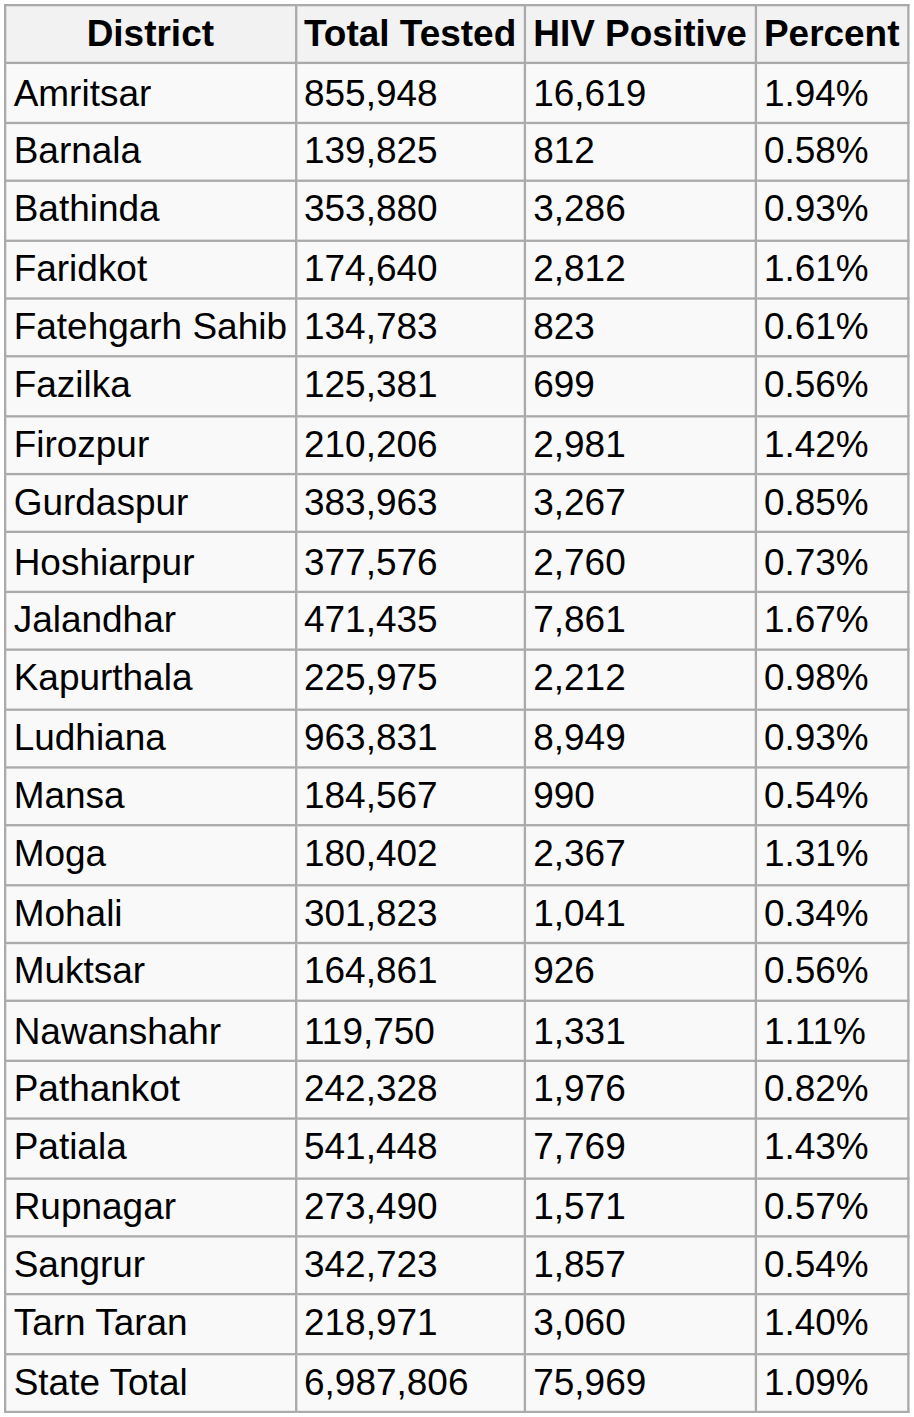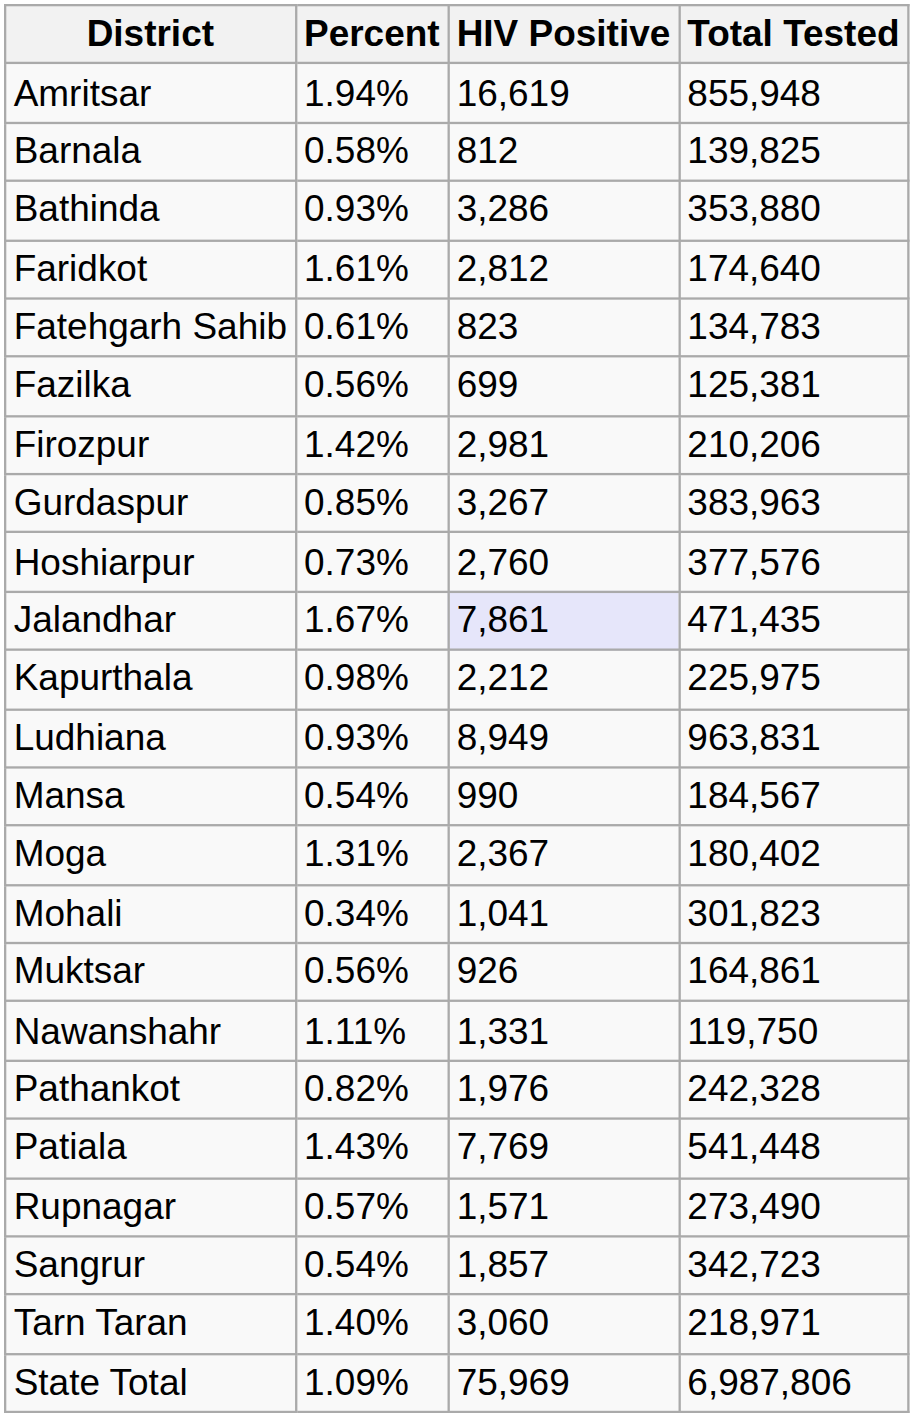columns swapped: (832, 33) <-> (410, 33)
(579, 619) no background -> (503, 619) lavender background
